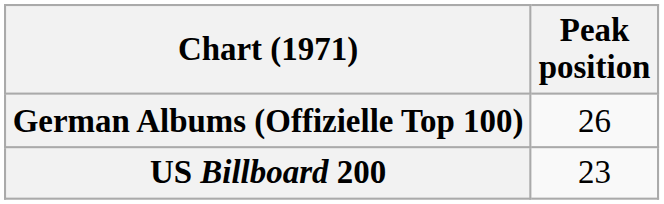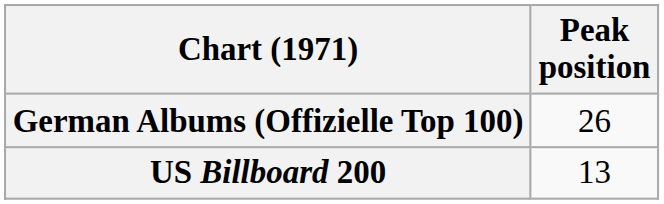(595, 172) 23 -> (595, 172) 13
